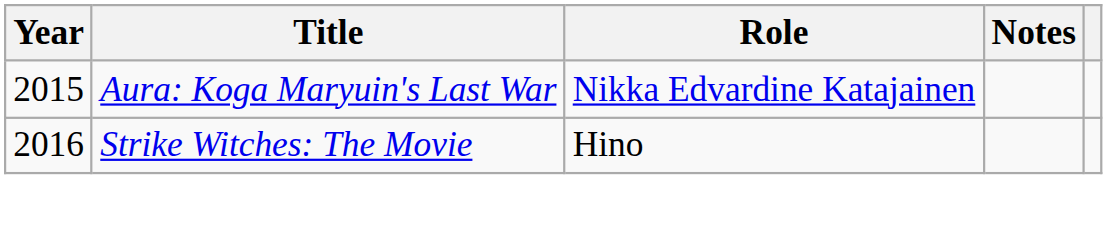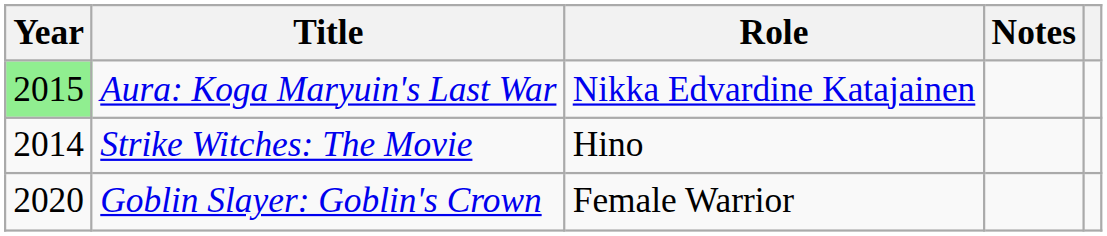(49, 88) no background -> (49, 88) lightgreen background
(49, 144) 2016 -> (49, 144) 2014
+ row: (321, 200)
